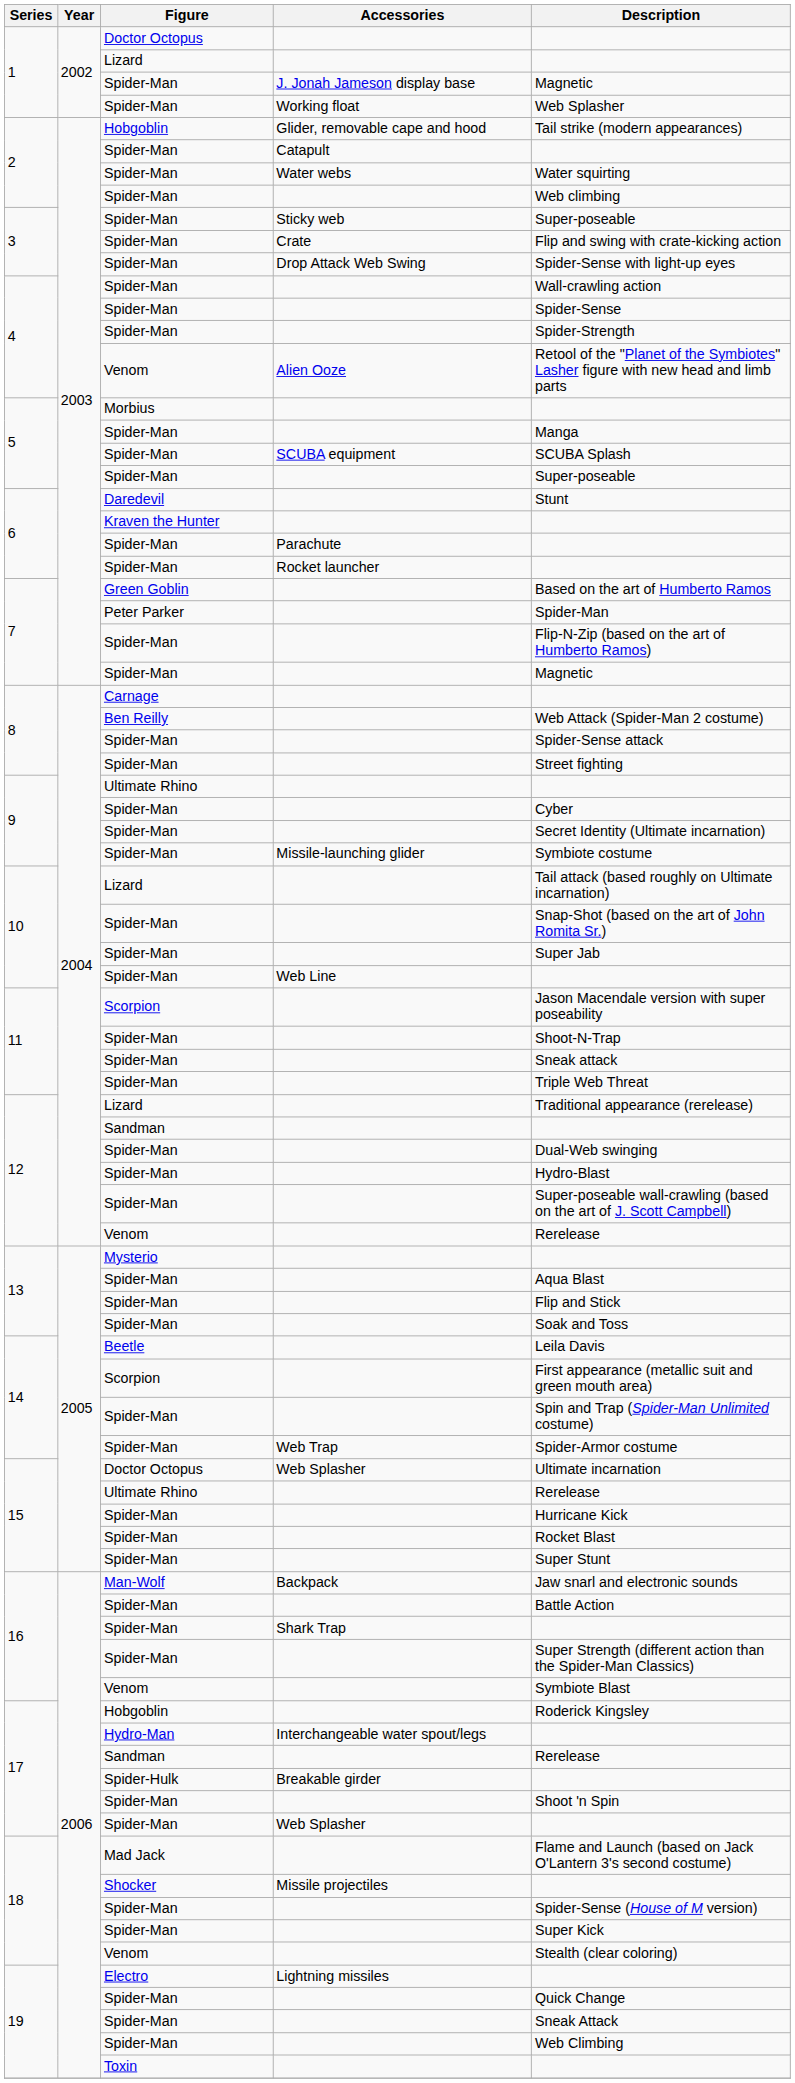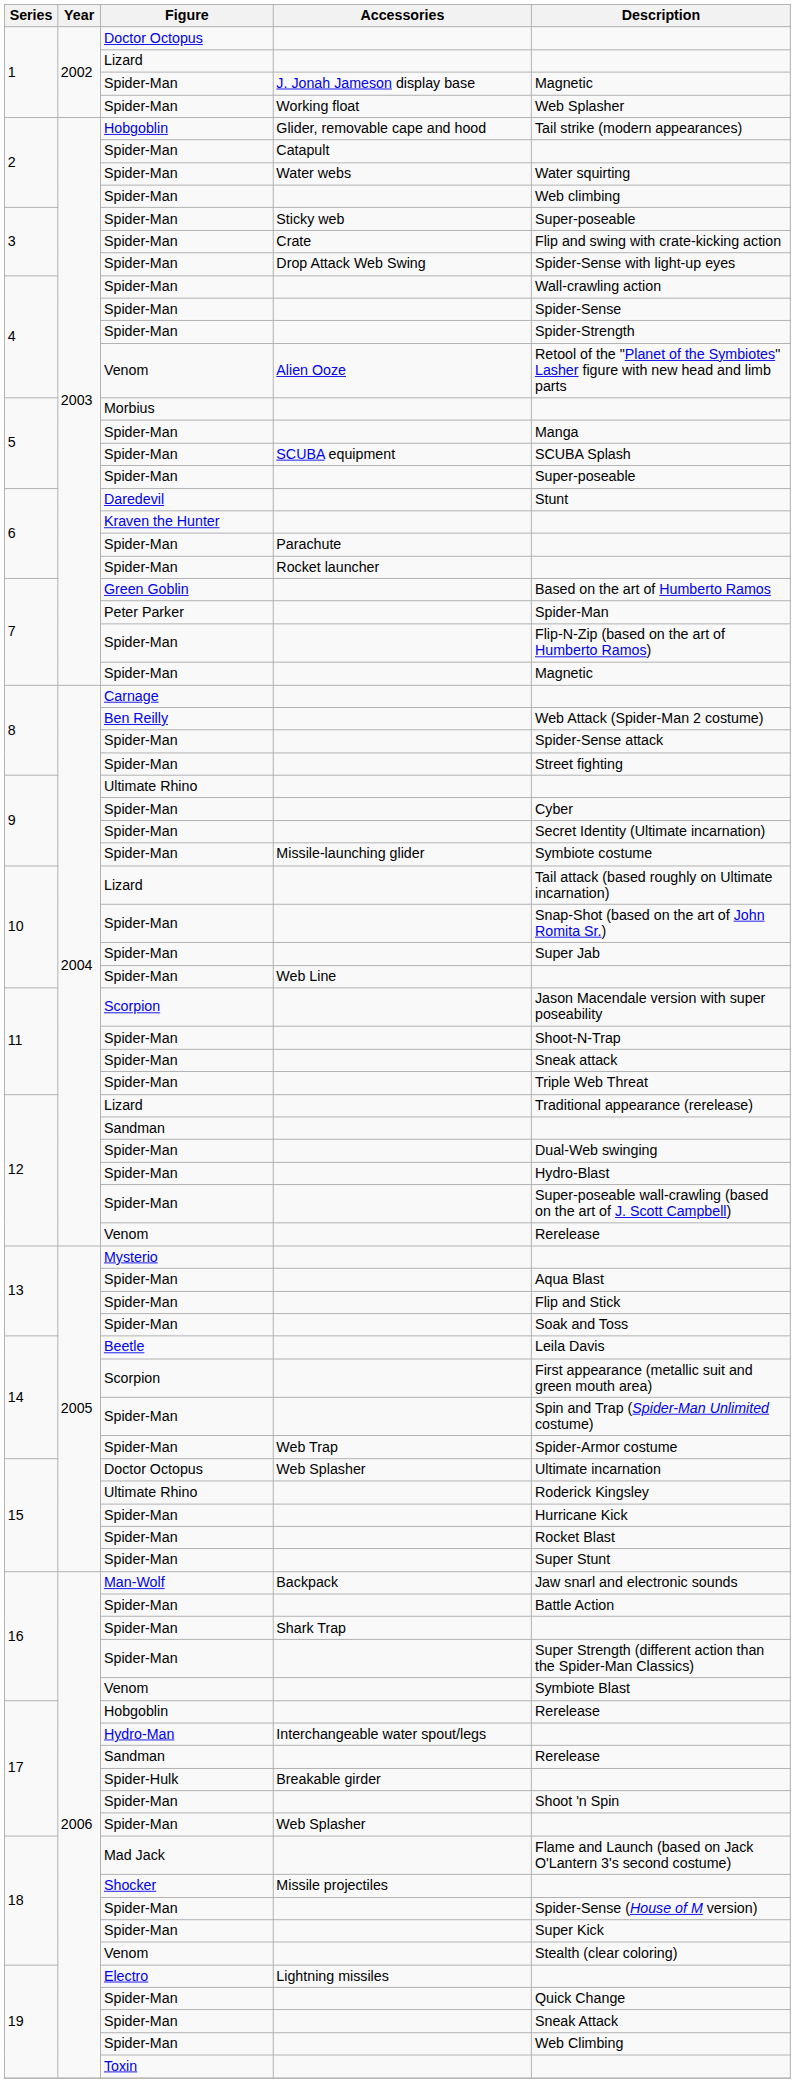(567, 1492) Rerelease -> (592, 1492) Roderick Kingsley
(592, 1711) Roderick Kingsley -> (567, 1711) Rerelease
